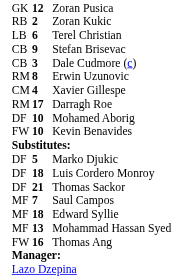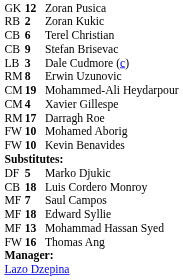(19, 35) LB -> (12, 35) CB
(19, 63) CB -> (12, 63) LB
+ row: (112, 90)
(19, 118) DF -> (13, 131) FW
(19, 173) DF -> (12, 186) CB
- row: (89, 186)
